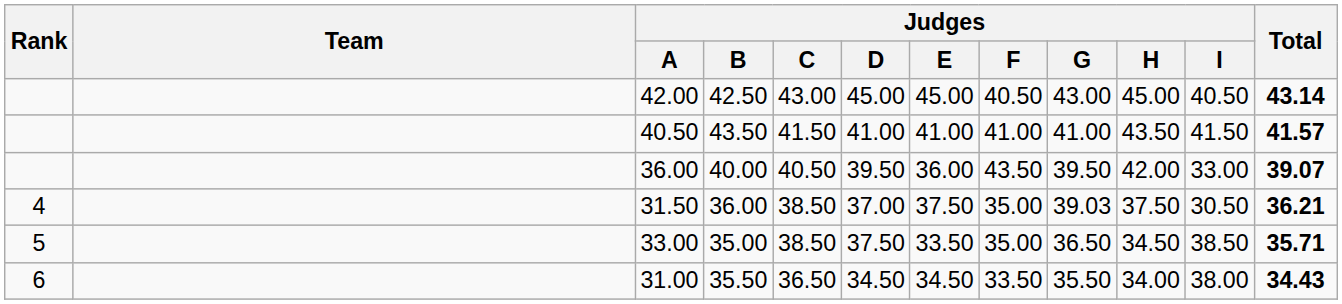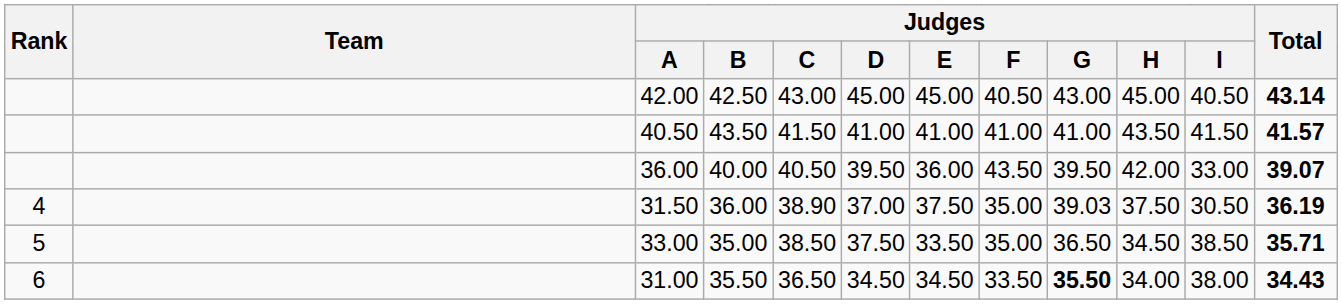(807, 206) 38.50 -> (807, 206) 38.90
(1296, 206) 36.21 -> (1296, 206) 36.19
(1082, 280) normal -> (1082, 280) bold
